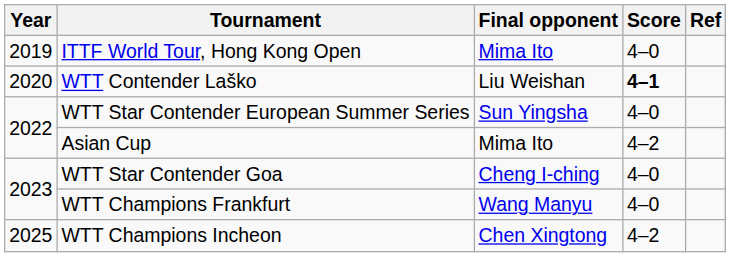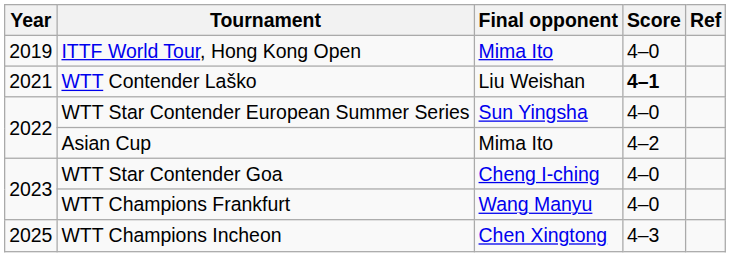(31, 82) 2020 -> (31, 82) 2021
(643, 236) 4–2 -> (643, 236) 4–3
